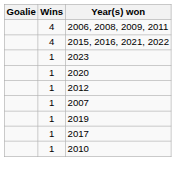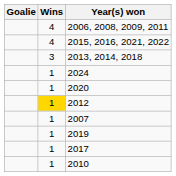+ row: (105, 57)
- row: (78, 57)
+ row: (78, 73)
(52, 88) no background -> (52, 103) gold background
